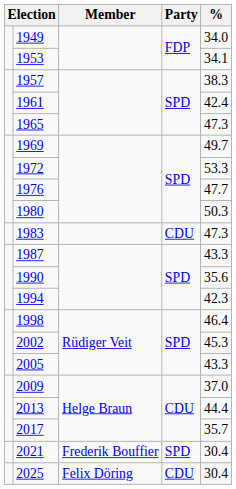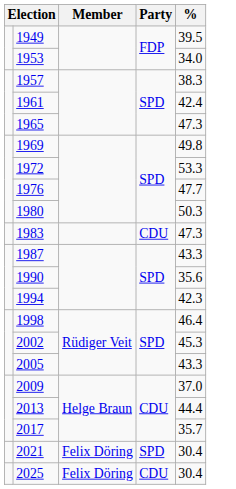(216, 37) 34.0 -> (190, 37) 39.5
(216, 59) 34.1 -> (190, 59) 34.0
(216, 146) 49.7 -> (190, 146) 49.8
(110, 451) Frederik Bouffier -> (97, 451) Felix Döring
